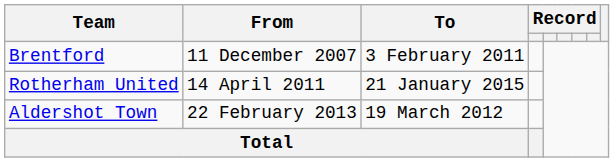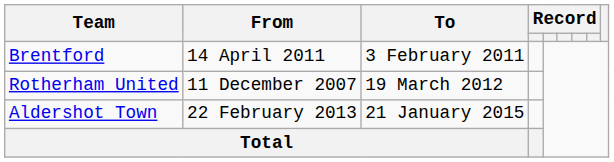(272, 56) 11 December 2007 -> (256, 56) 14 April 2011
(256, 85) 14 April 2011 -> (272, 85) 11 December 2007
(445, 85) 21 January 2015 -> (434, 85) 19 March 2012
(434, 114) 19 March 2012 -> (445, 114) 21 January 2015
